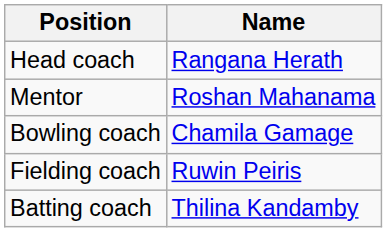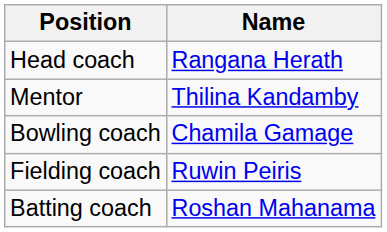(273, 97) Roshan Mahanama -> (265, 97) Thilina Kandamby
(265, 208) Thilina Kandamby -> (273, 208) Roshan Mahanama
